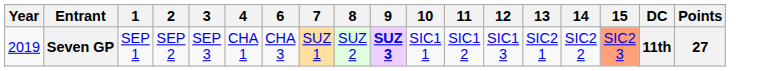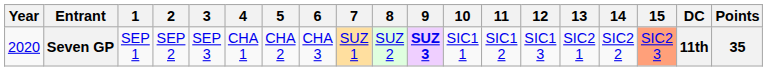+ column: (280, 15)
(24, 46) 2019 -> (24, 46) 2020
(700, 46) 27 -> (737, 46) 35
